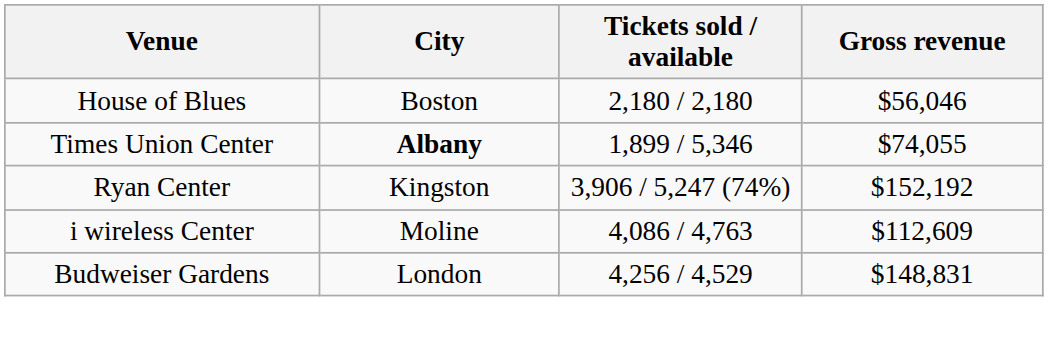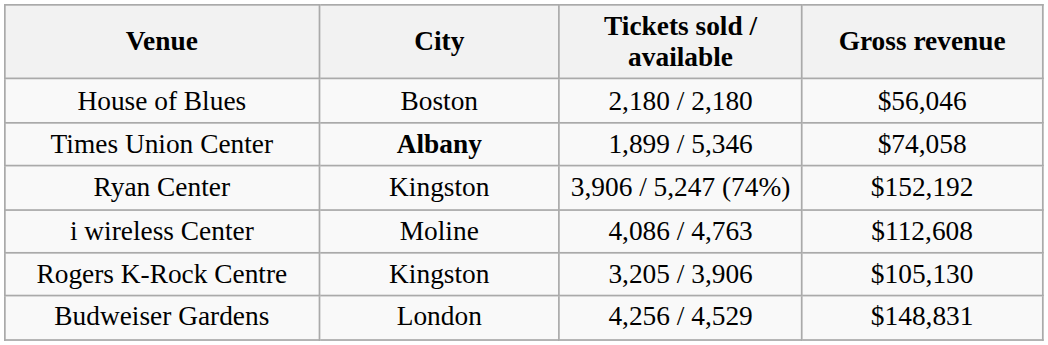(922, 143) $74,055 -> (922, 143) $74,058
(922, 230) $112,609 -> (922, 230) $112,608
+ row: (162, 273)
